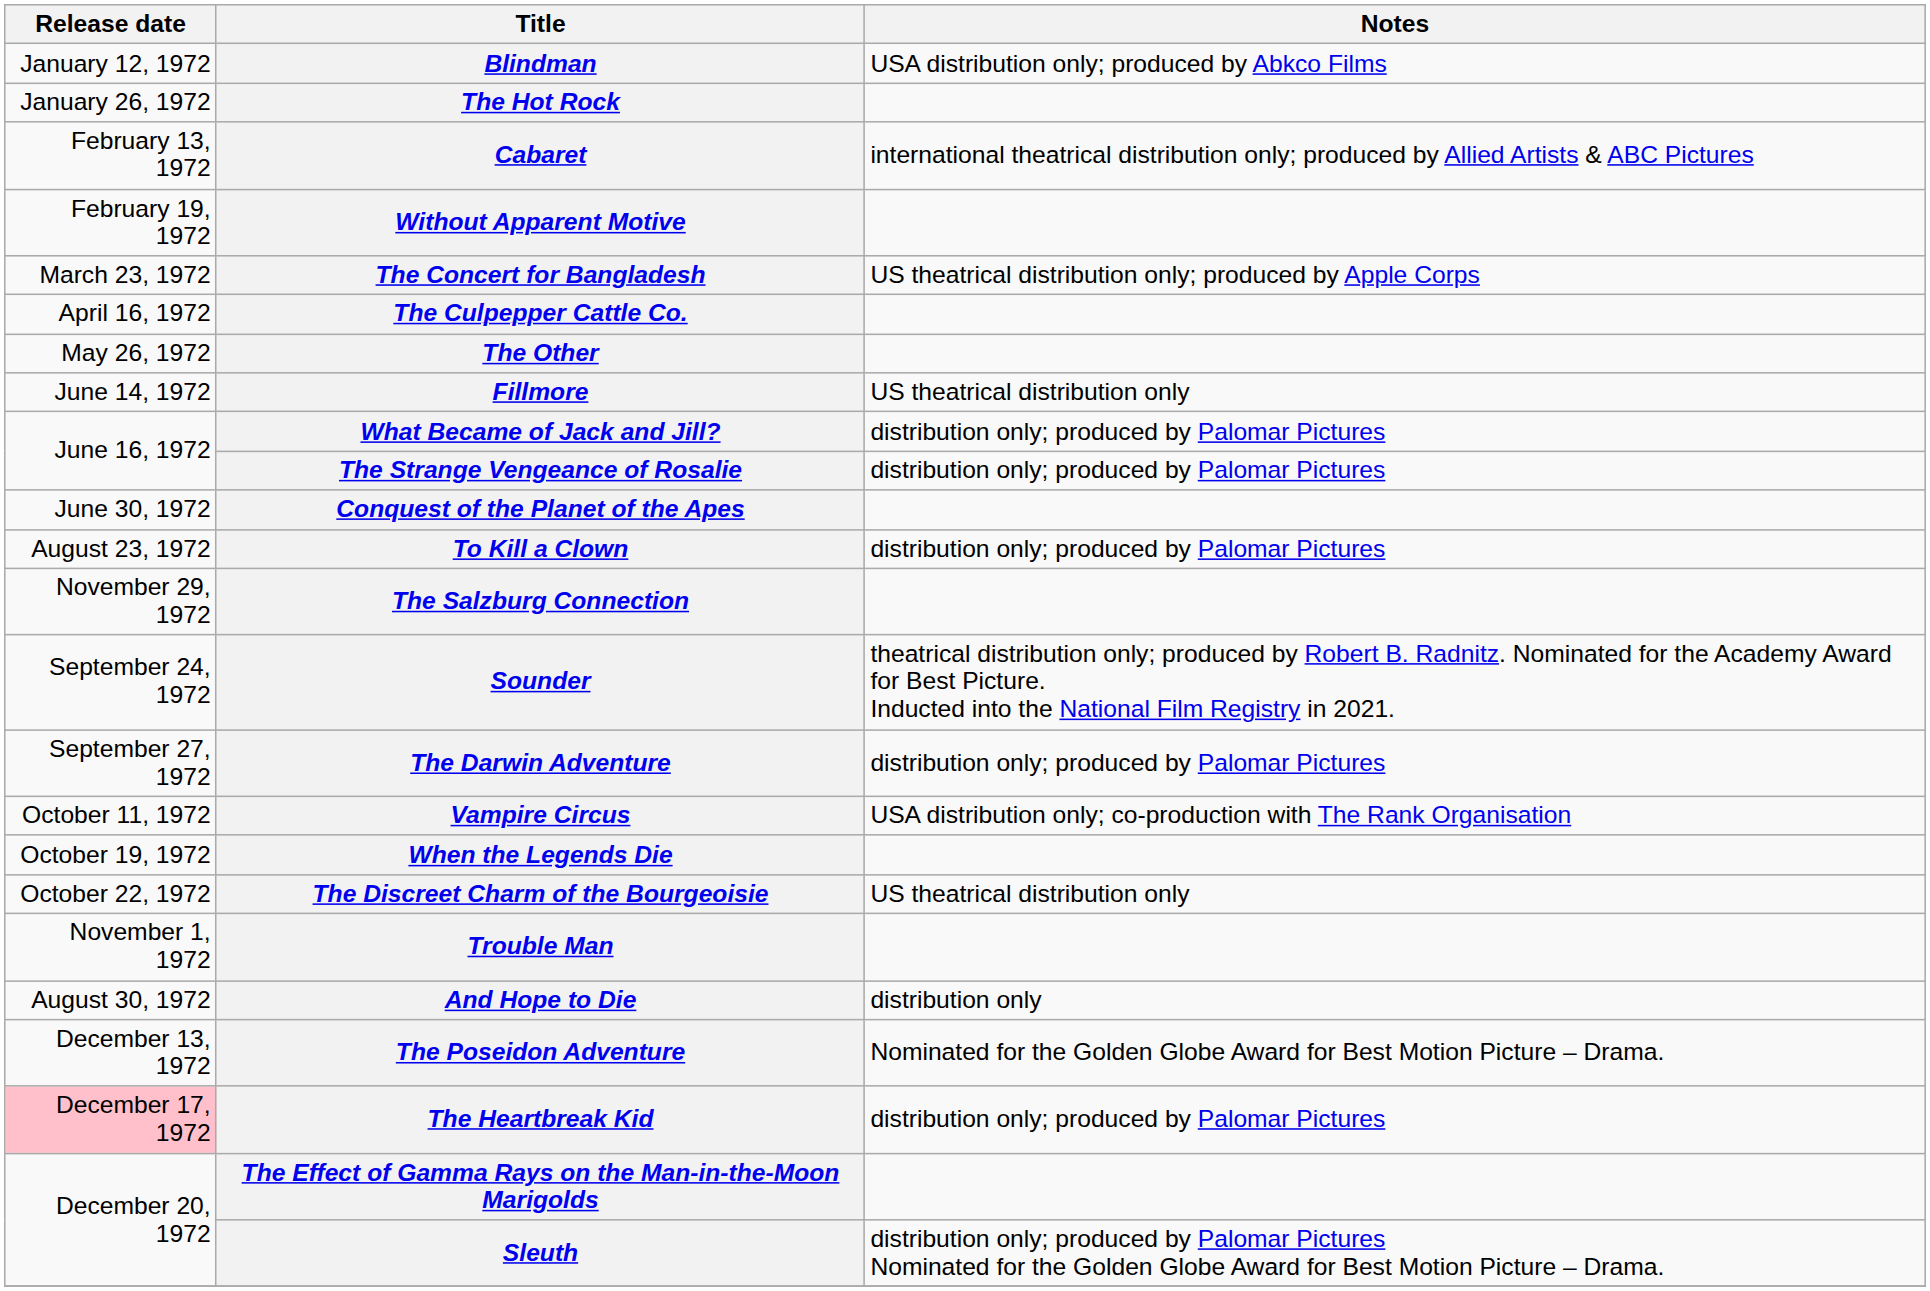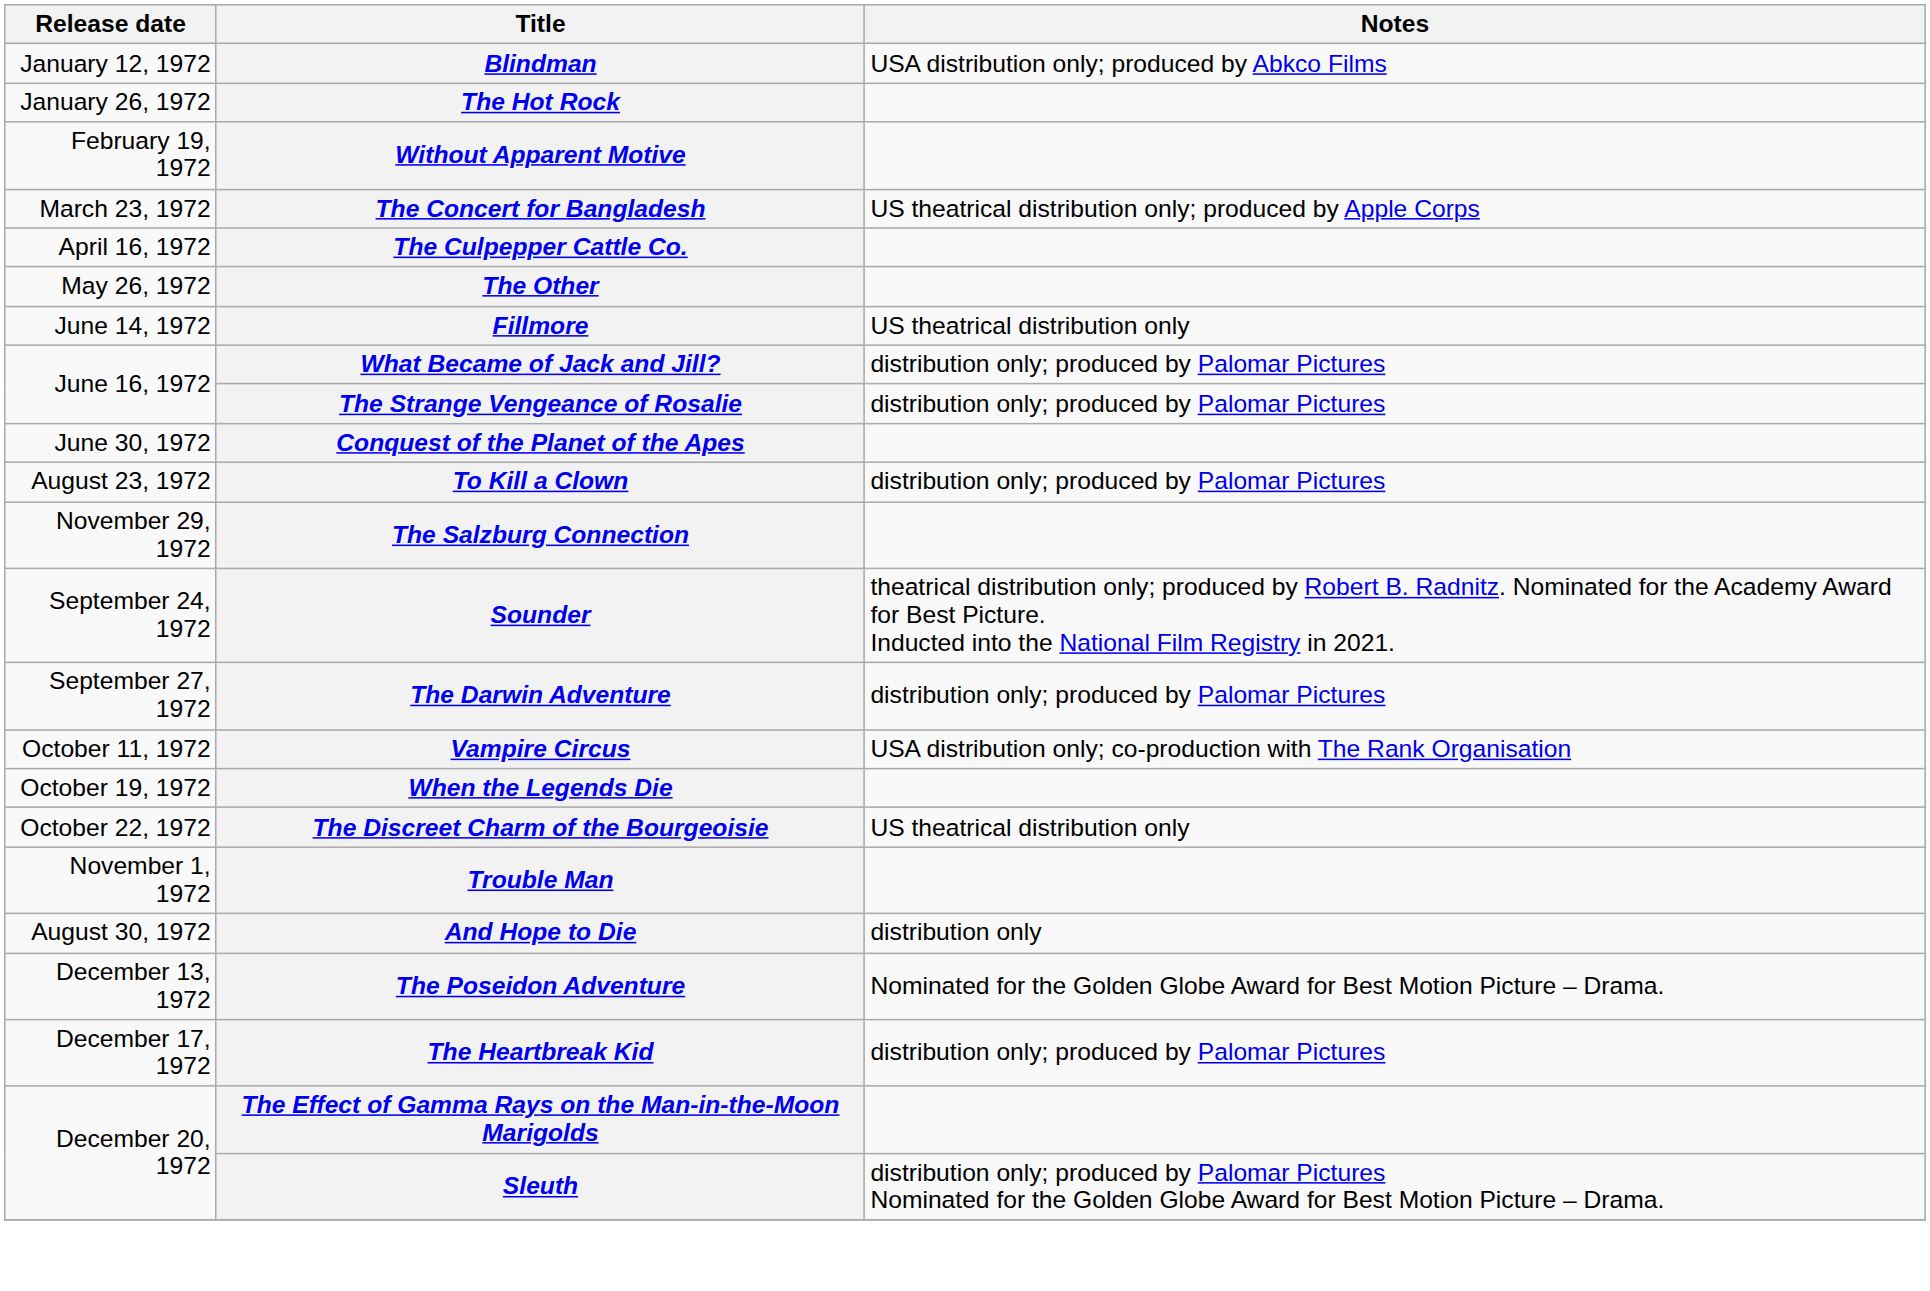- row: (541, 155)
(133, 1119) pink background -> (133, 1052) no background
